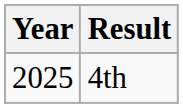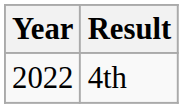(43, 77) 2025 -> (43, 77) 2022
